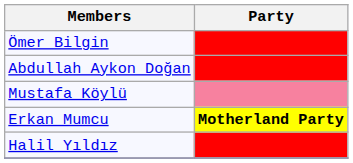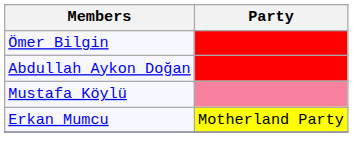(271, 119) bold -> (271, 119) normal
- row: (63, 145)
